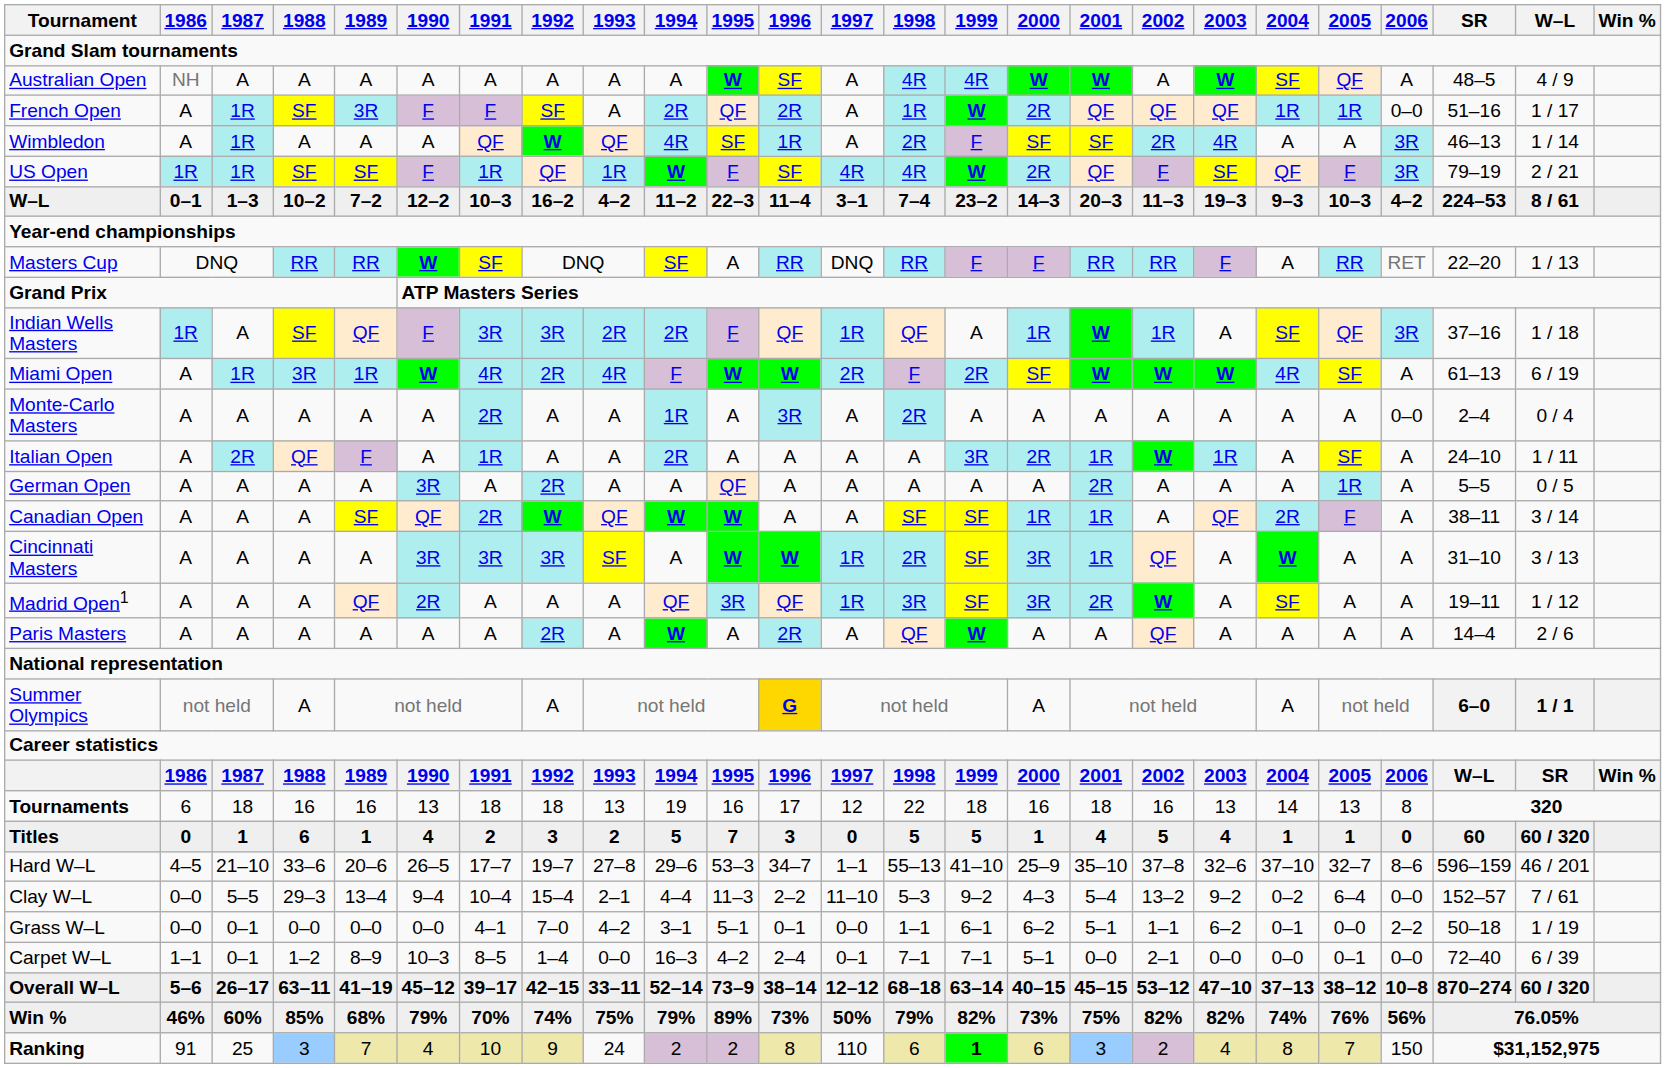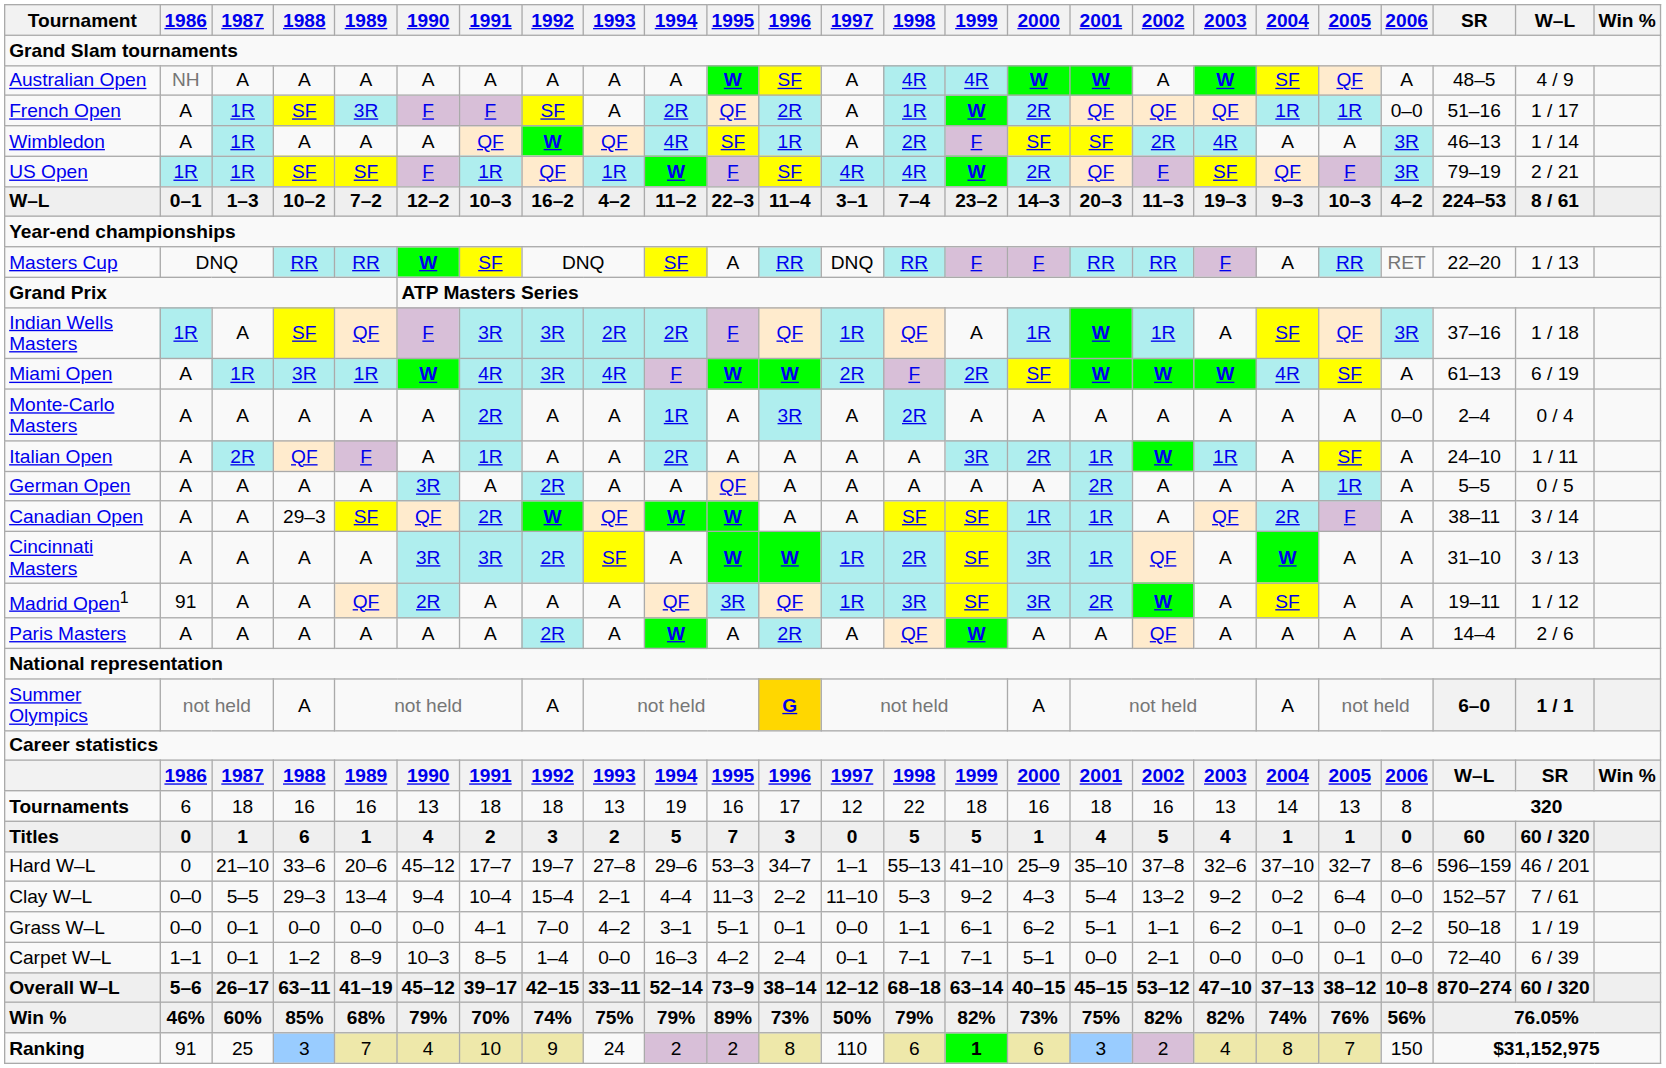(553, 374) 2R -> (553, 374) 3R
(304, 517) A -> (304, 517) 29–3
(553, 558) 3R -> (553, 558) 2R
(186, 601) A -> (186, 601) 91
(186, 867) 4–5 -> (186, 867) 0
(428, 867) 26–5 -> (428, 867) 45–12
